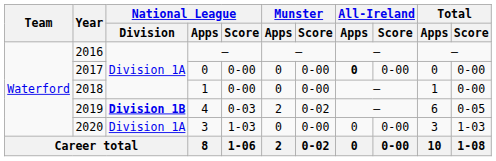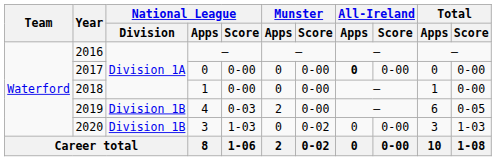(147, 108) bold -> (147, 108) normal
(315, 108) 0-02 -> (315, 108) 0-00
(147, 127) Division 1A -> (147, 127) Division 1B
(315, 127) 0-00 -> (315, 127) 0-02
